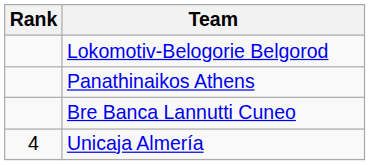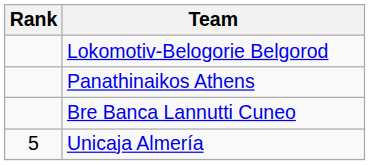(34, 143) 4 -> (34, 143) 5
